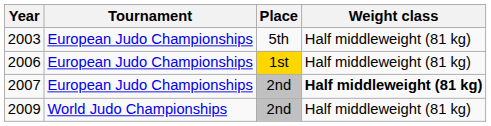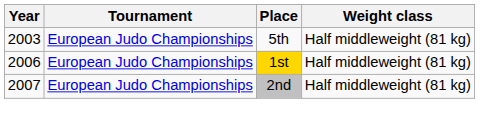(394, 86) bold -> (388, 86) normal
- row: (24, 109)
